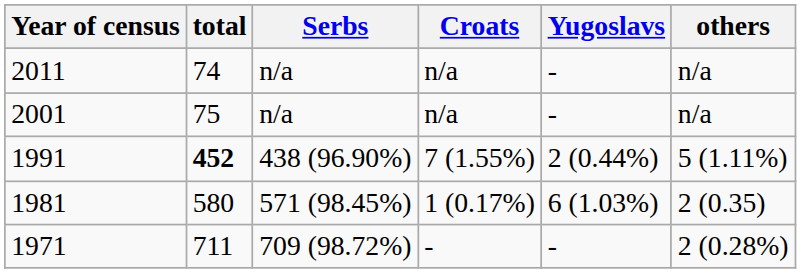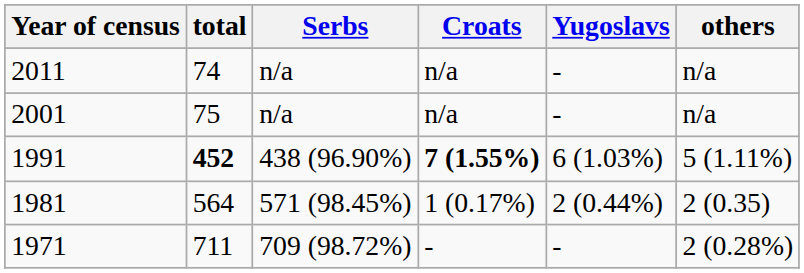(480, 158) normal -> (482, 158) bold
(603, 158) 2 (0.44%) -> (608, 158) 6 (1.03%)
(213, 202) 580 -> (213, 202) 564
(603, 202) 6 (1.03%) -> (608, 202) 2 (0.44%)
